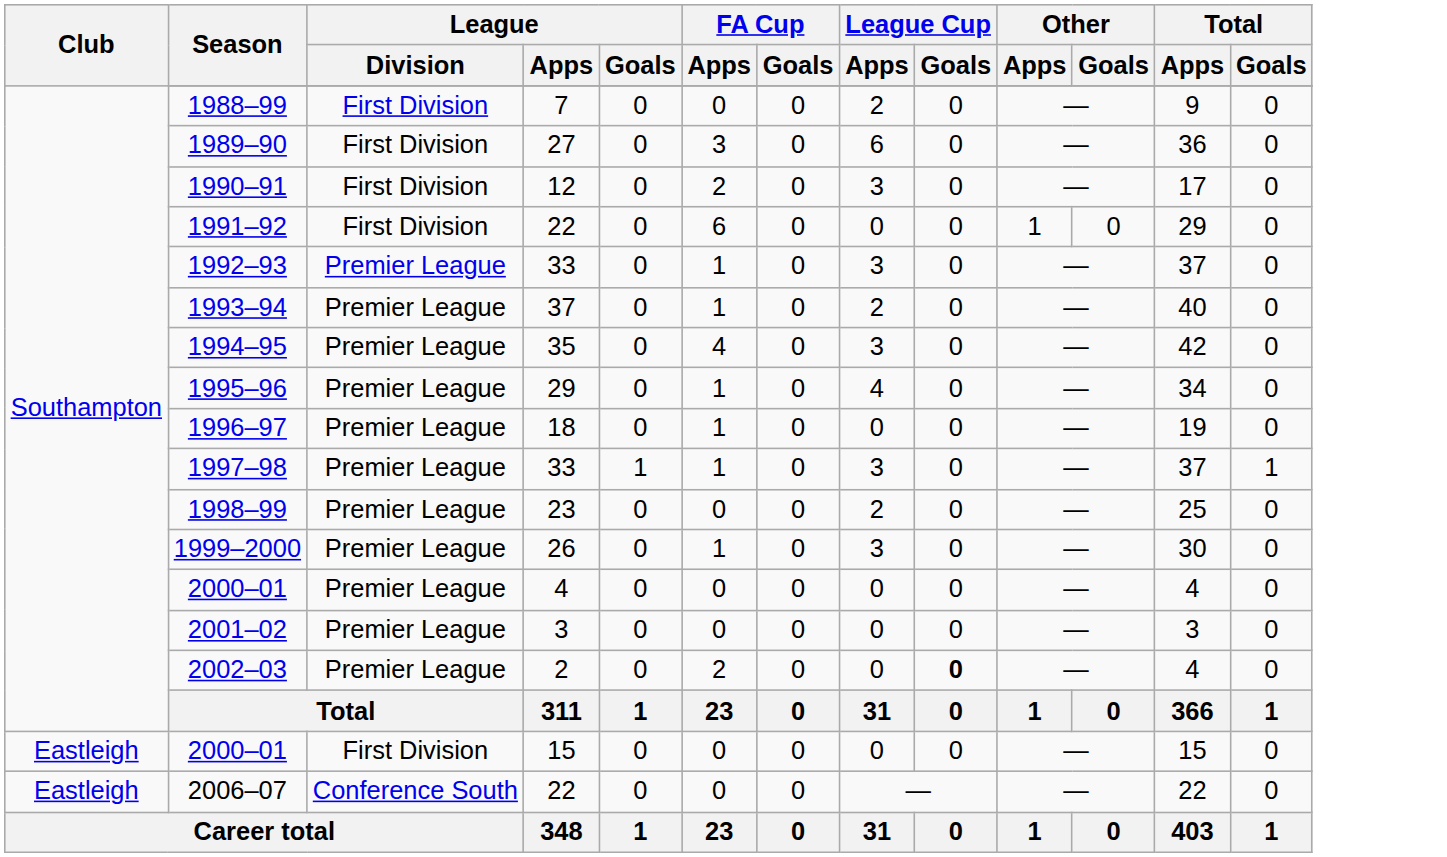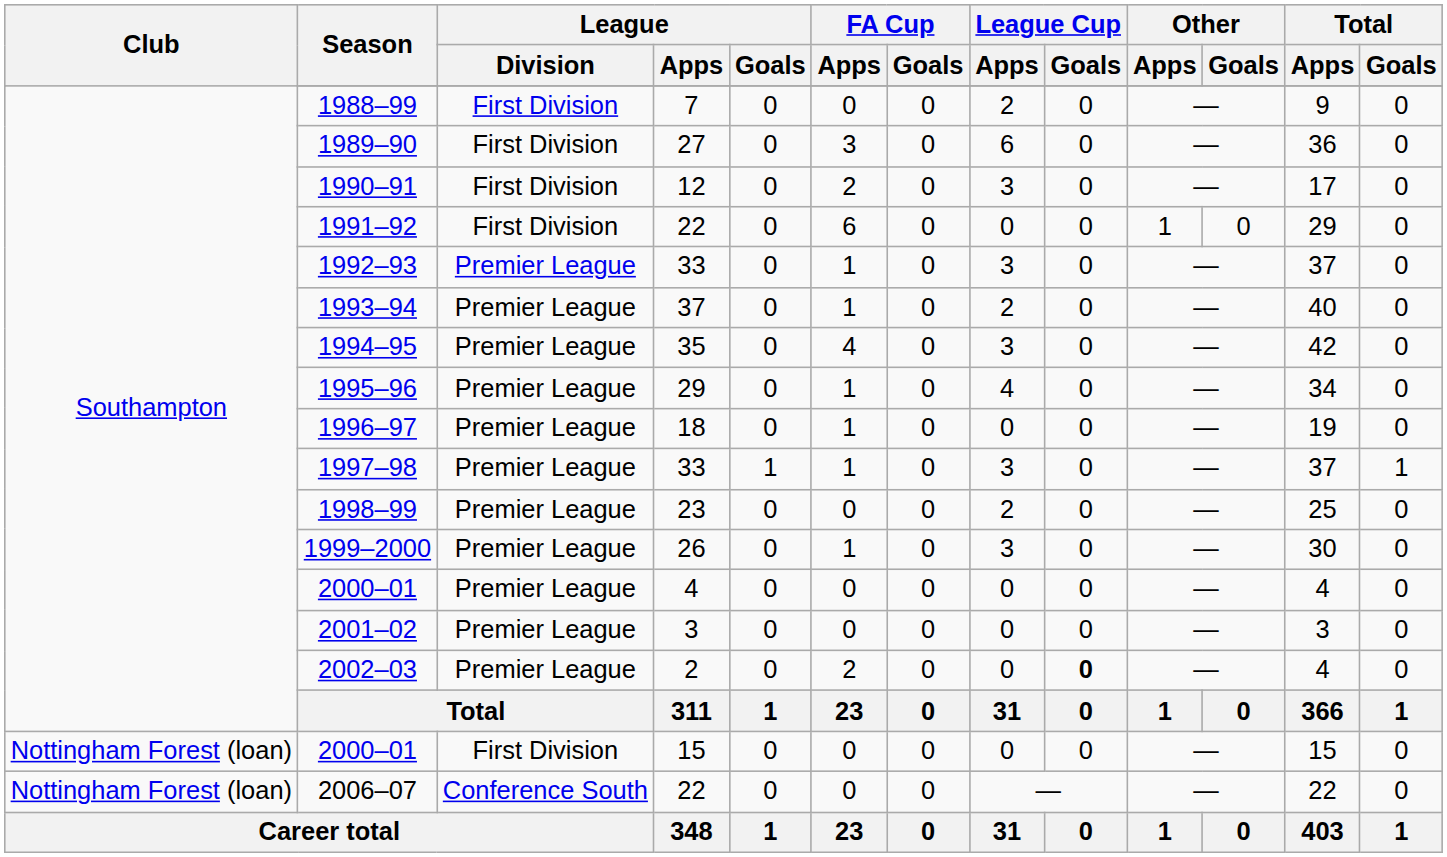(86, 750) Eastleigh -> (151, 750) Nottingham Forest (loan)
(86, 791) Eastleigh -> (151, 791) Nottingham Forest (loan)
